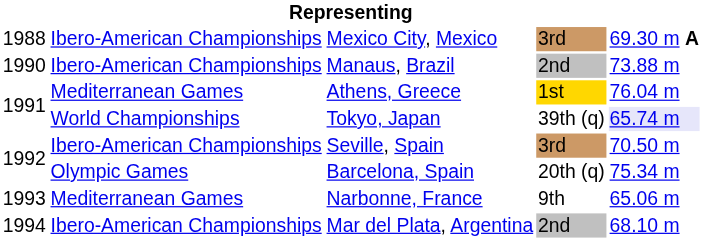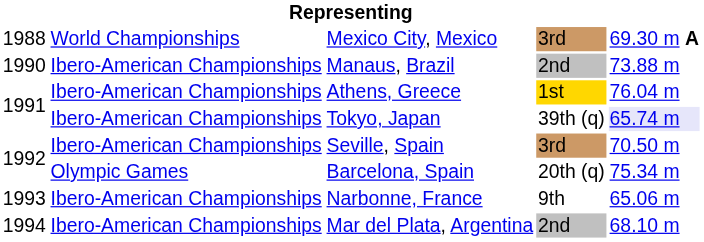(186, 39) Ibero-American Championships -> (145, 39) World Championships
(147, 92) Mediterranean Games -> (186, 92) Ibero-American Championships
(145, 118) World Championships -> (186, 118) Ibero-American Championships
(147, 198) Mediterranean Games -> (186, 198) Ibero-American Championships
